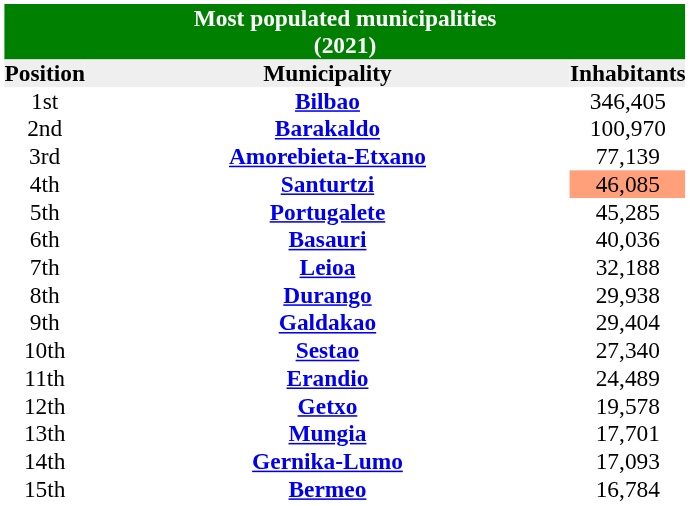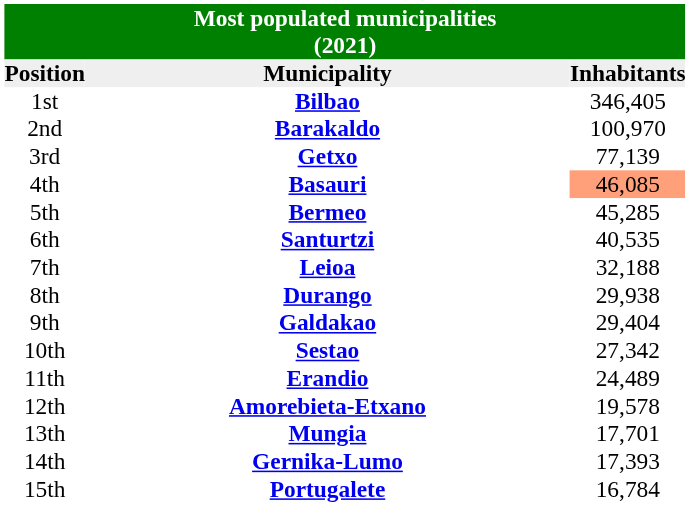(327, 156) Amorebieta-Etxano -> (327, 156) Getxo
(327, 183) Santurtzi -> (327, 183) Basauri
(327, 211) Portugalete -> (327, 211) Bermeo
(327, 239) Basauri -> (327, 239) Santurtzi
(628, 239) 40,036 -> (628, 239) 40,535
(628, 350) 27,340 -> (628, 350) 27,342
(327, 405) Getxo -> (327, 405) Amorebieta-Etxano
(628, 461) 17,093 -> (628, 461) 17,393
(327, 488) Bermeo -> (327, 488) Portugalete
